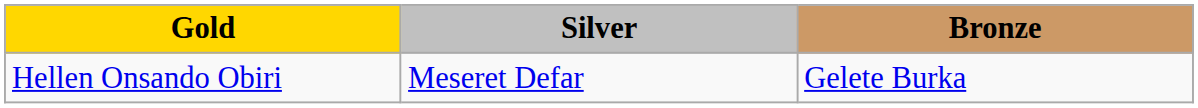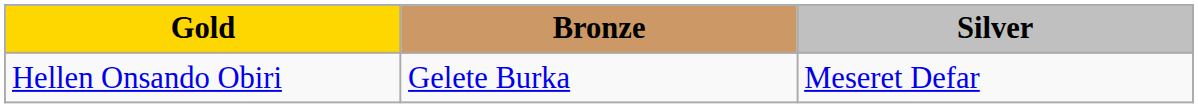columns swapped: (599, 28) <-> (995, 28)
